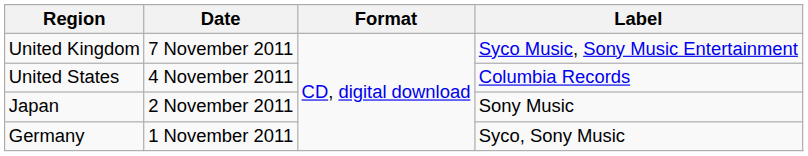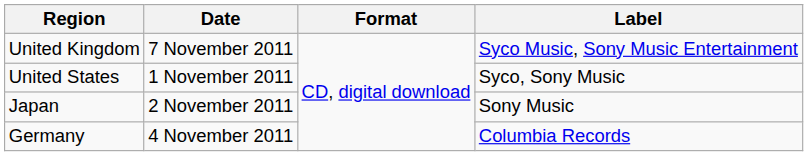(221, 77) 4 November 2011 -> (221, 77) 1 November 2011
(555, 77) Columbia Records -> (552, 77) Syco, Sony Music
(221, 135) 1 November 2011 -> (221, 135) 4 November 2011
(552, 135) Syco, Sony Music -> (555, 135) Columbia Records
